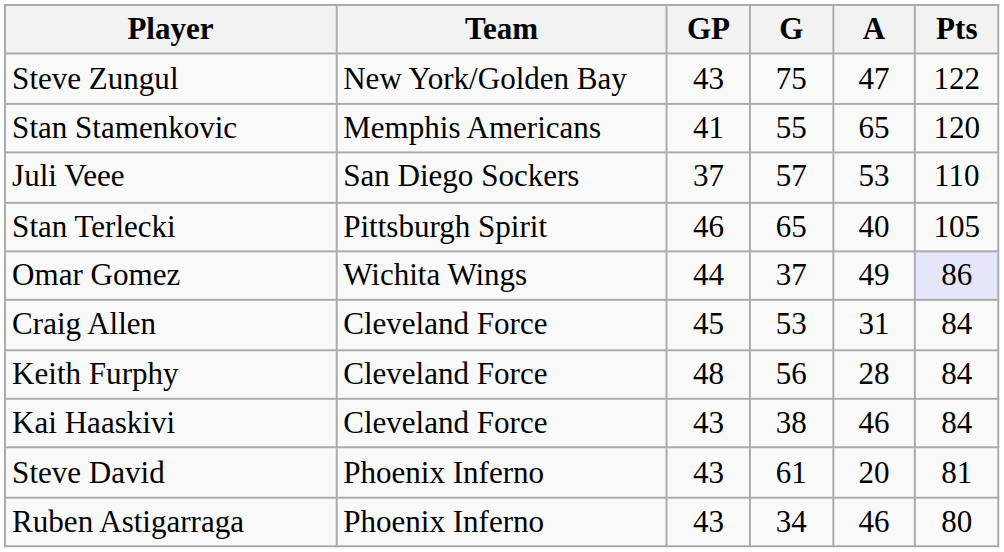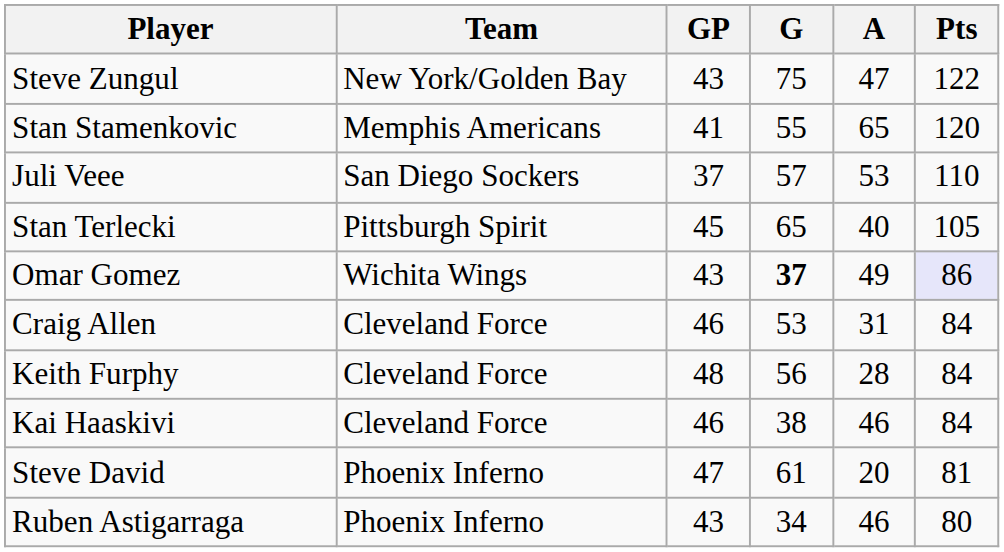(708, 226) 46 -> (708, 226) 45
(708, 275) 44 -> (708, 275) 43
(791, 275) normal -> (791, 275) bold
(708, 324) 45 -> (708, 324) 46
(708, 422) 43 -> (708, 422) 46
(708, 472) 43 -> (708, 472) 47
